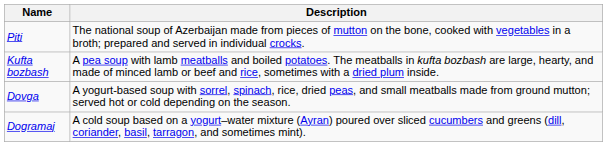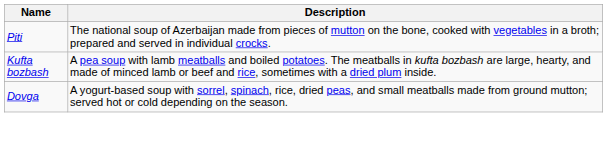- row: (31, 126)
